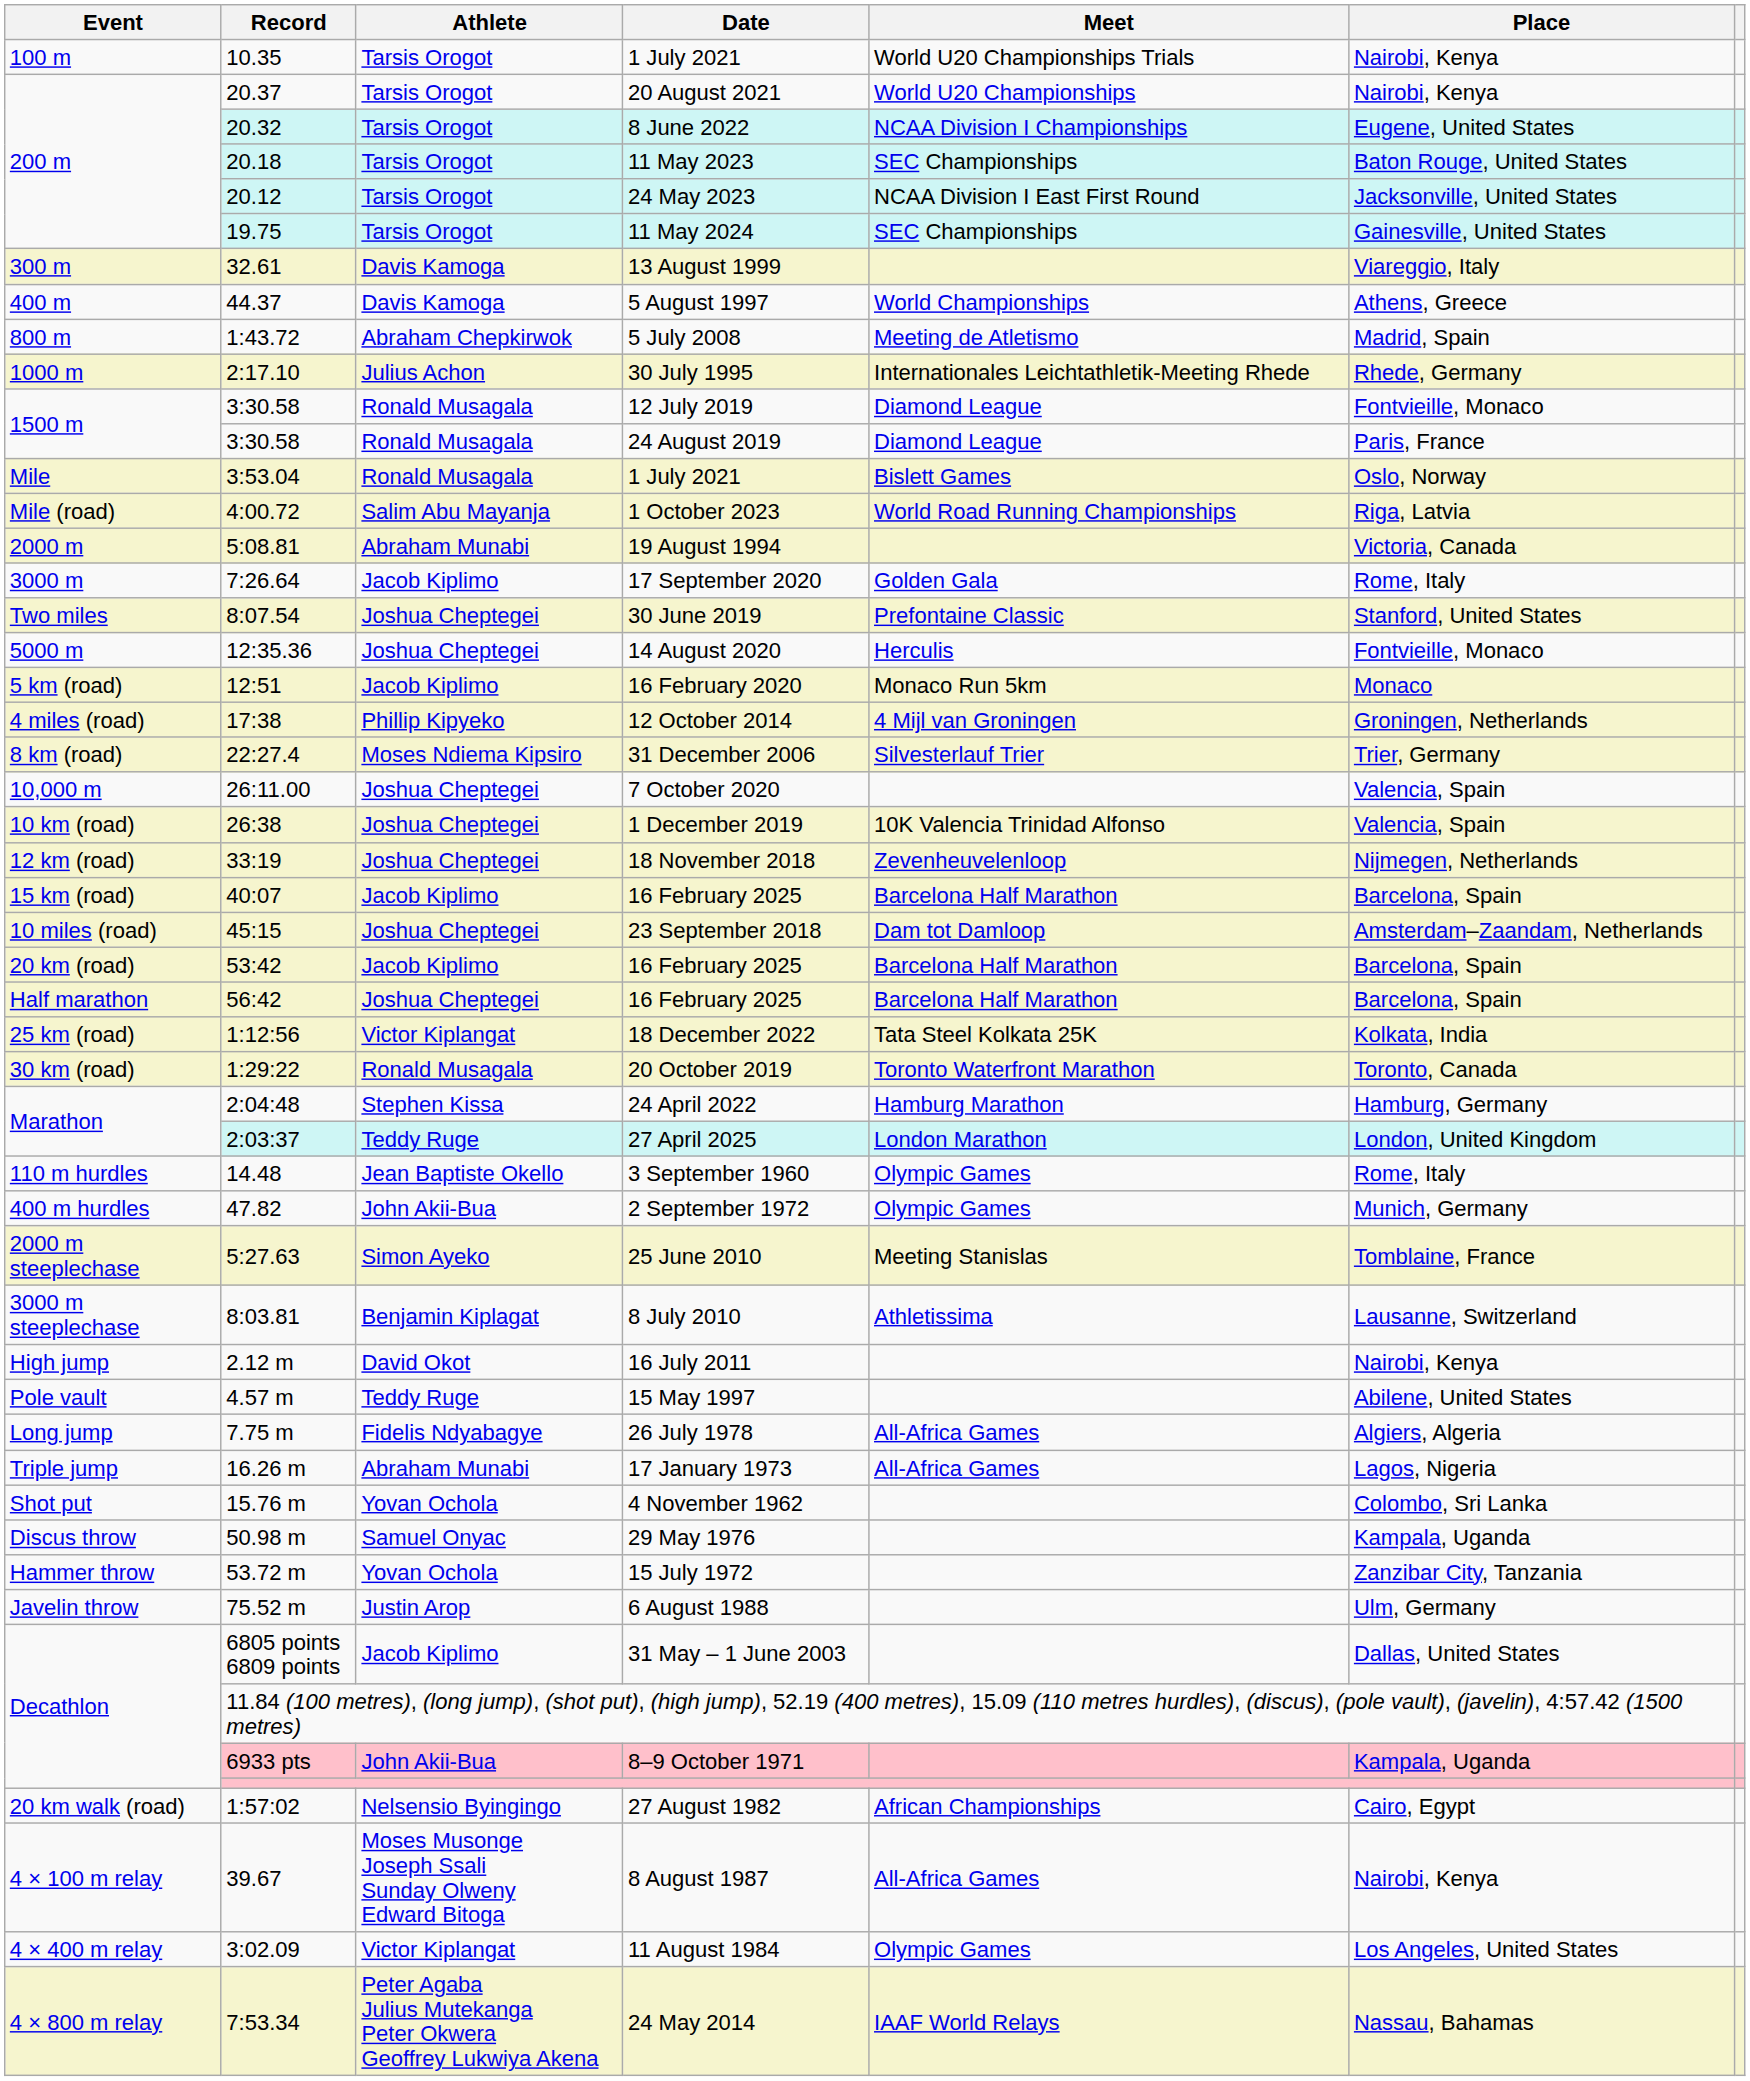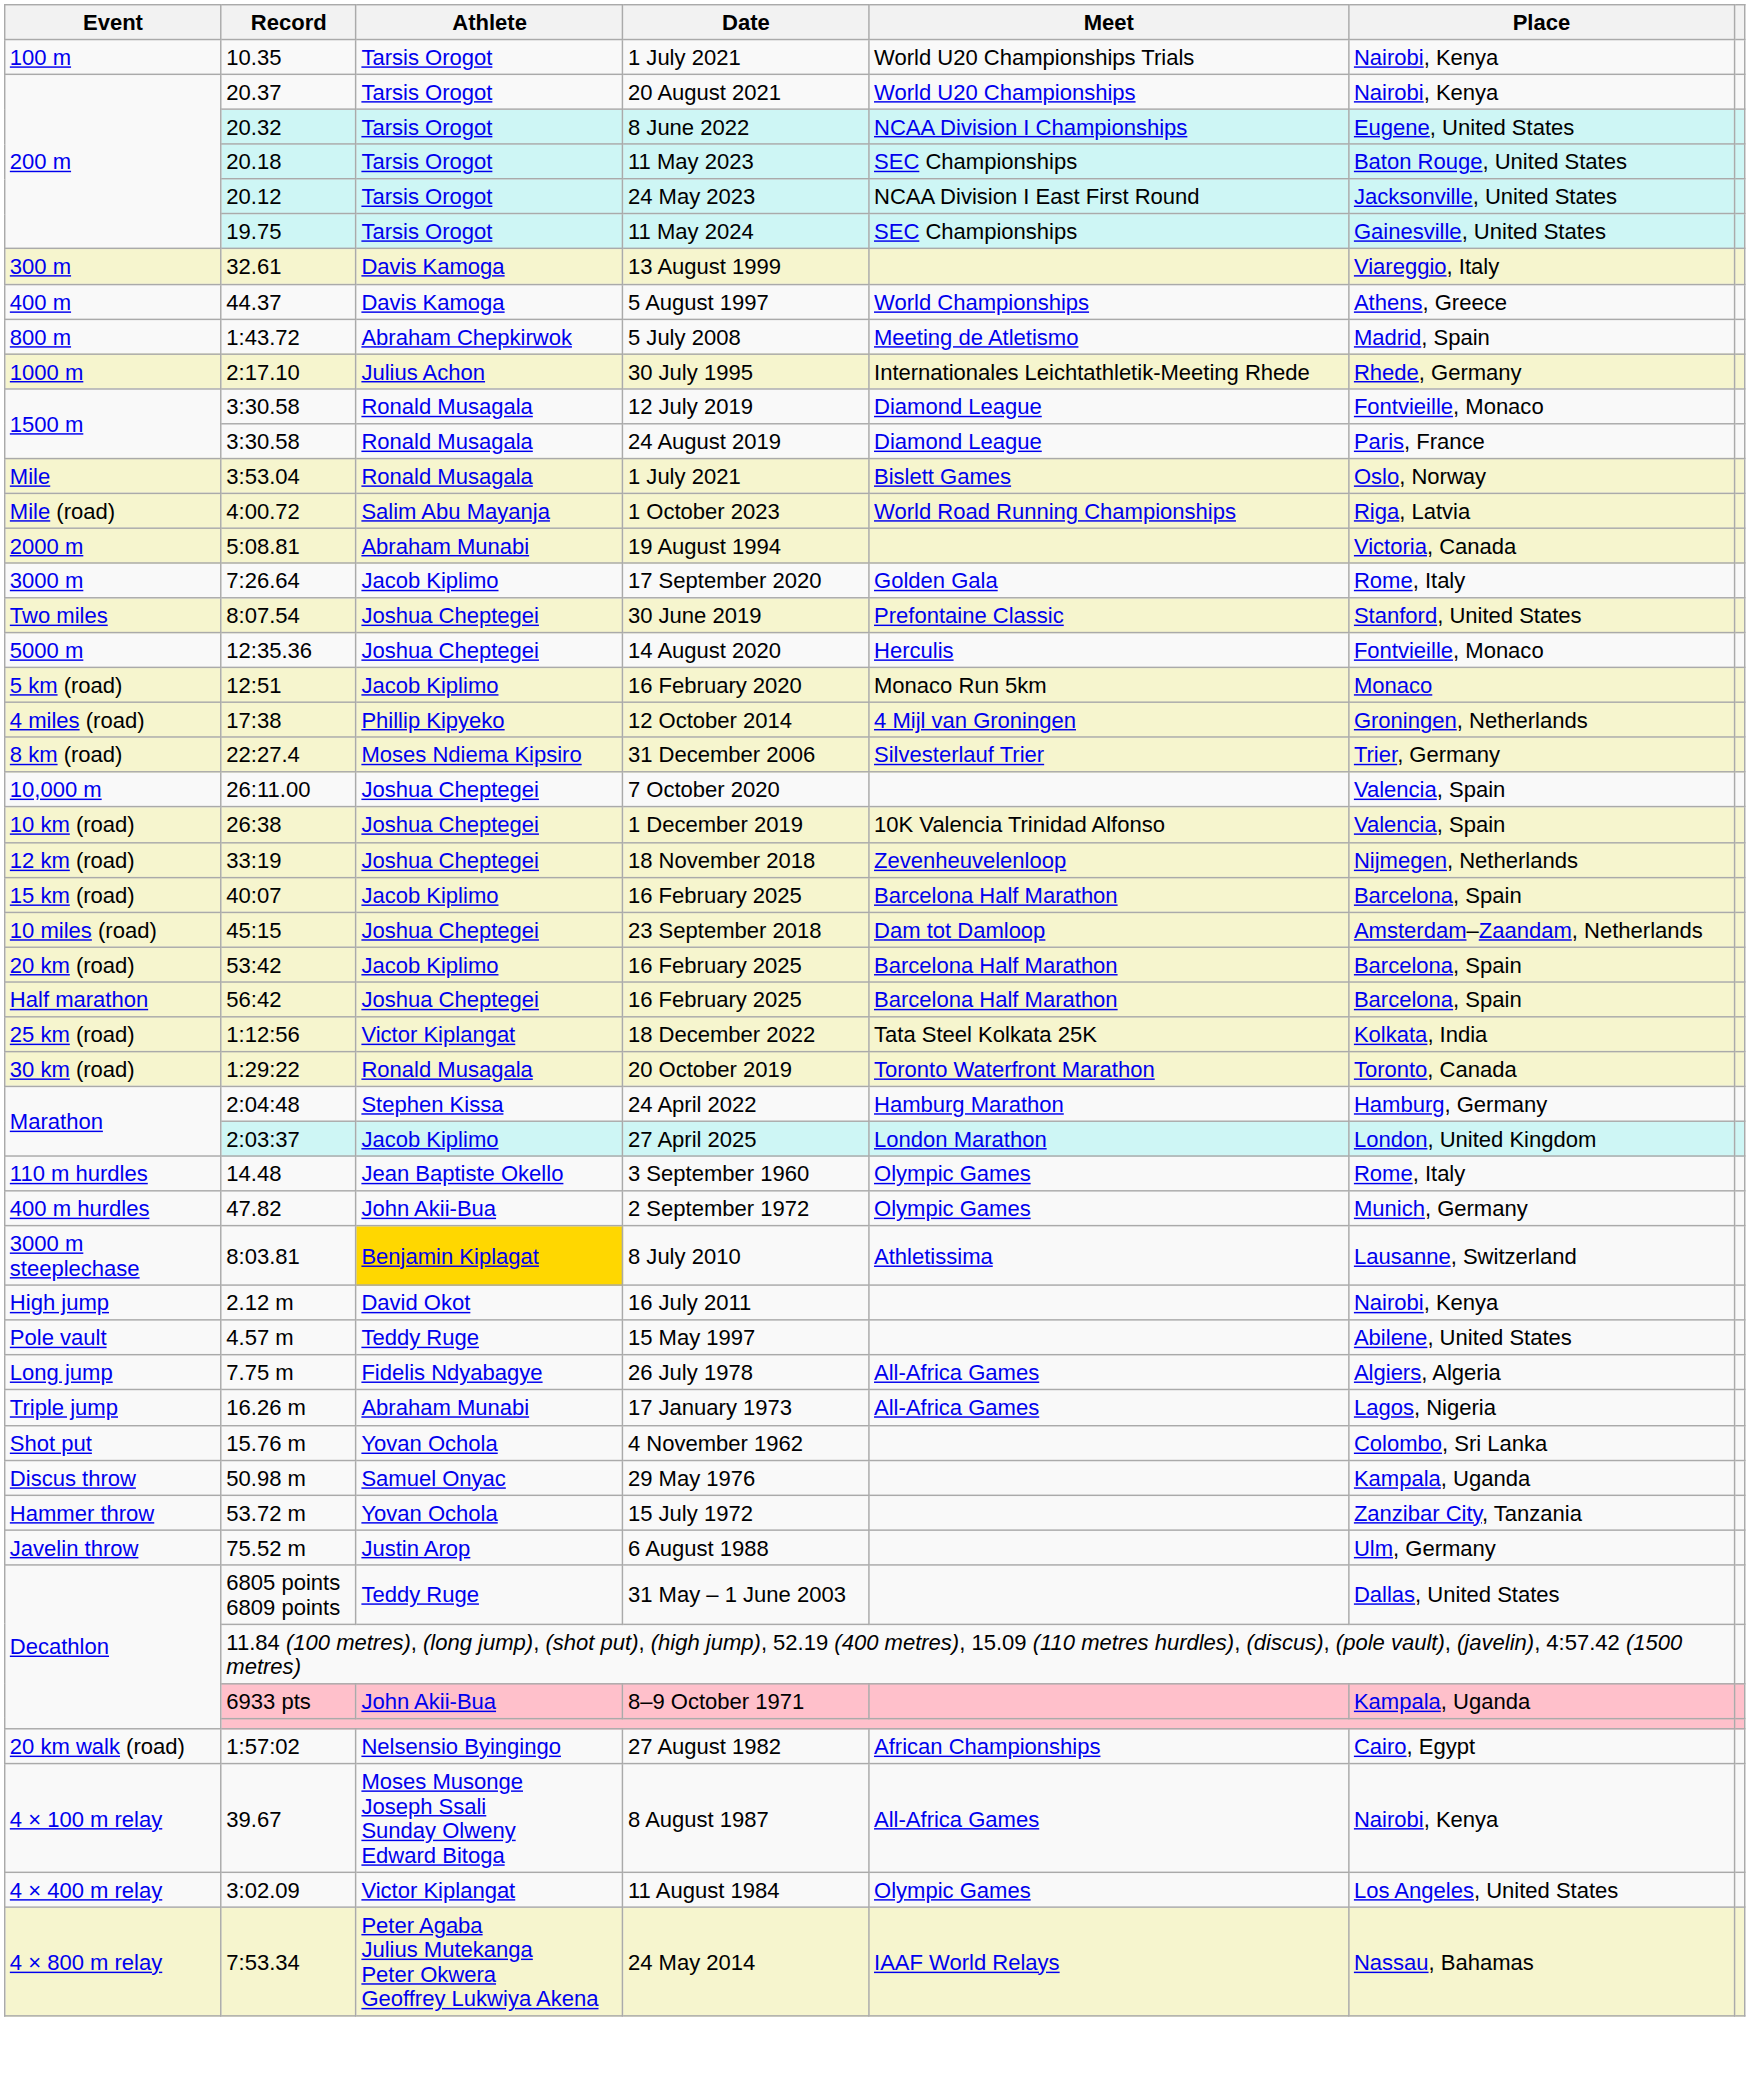(420, 1139) Teddy Ruge -> (430, 1139) Jacob Kiplimo
- row: (263, 1256)
(450, 1315) no background -> (450, 1256) gold background
(430, 1654) Jacob Kiplimo -> (420, 1595) Teddy Ruge
